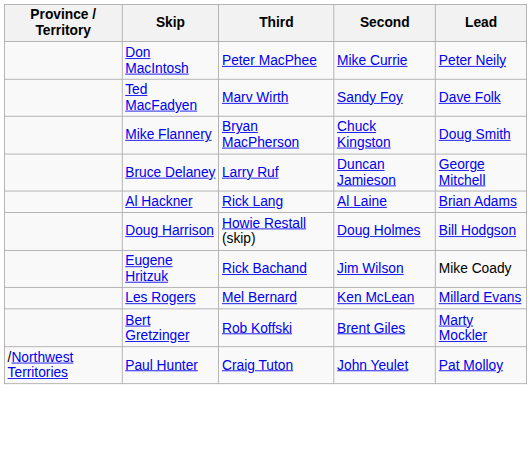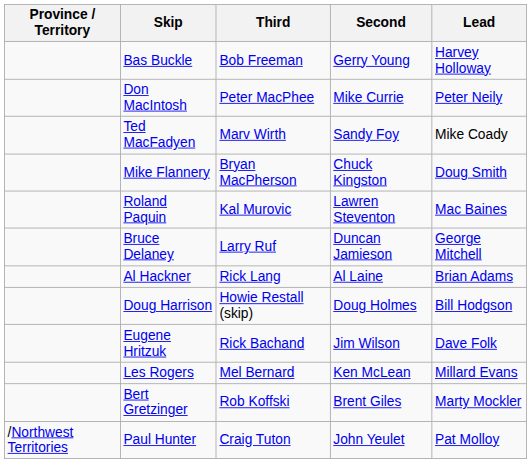+ row: (158, 60)
(470, 97) Dave Folk -> (471, 135) Mike Coady
+ row: (145, 209)
(475, 268) Mike Coady -> (466, 343) Dave Folk
